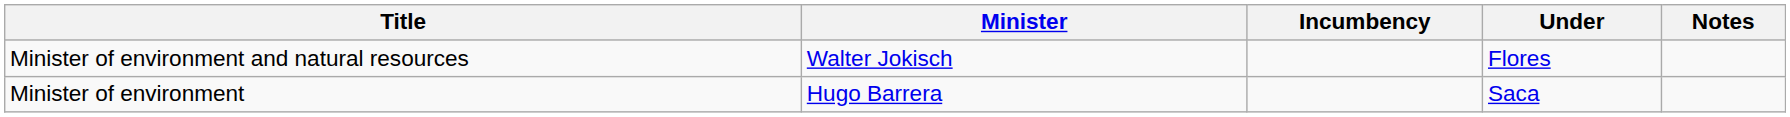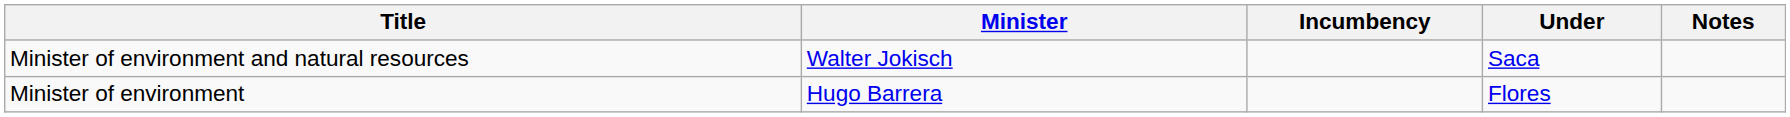(1519, 58) Flores -> (1514, 58) Saca
(1514, 93) Saca -> (1519, 93) Flores
